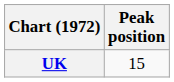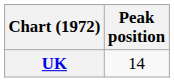(137, 63) 15 -> (137, 63) 14
